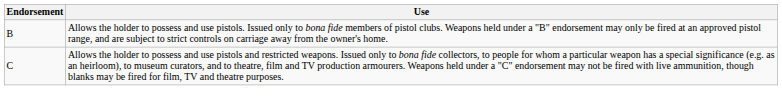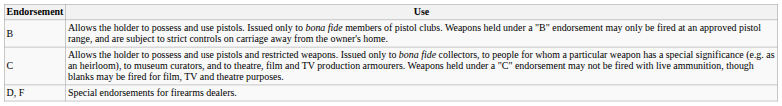+ row: (152, 93)
